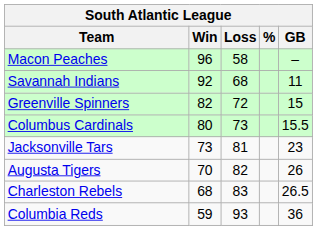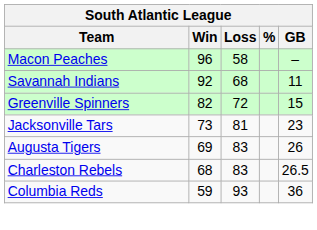- row: (70, 125)
(205, 170) 70 -> (205, 147) 69
(240, 170) 82 -> (240, 147) 83
